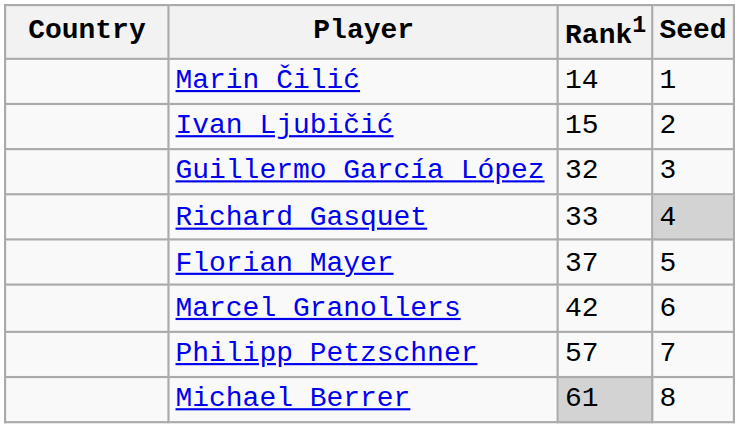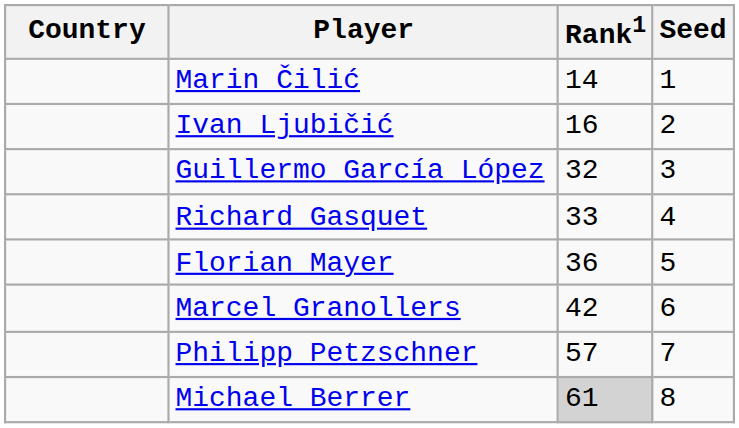(582, 126) 15 -> (582, 126) 16
(668, 217) lightgrey background -> (668, 217) no background
(582, 263) 37 -> (582, 263) 36
